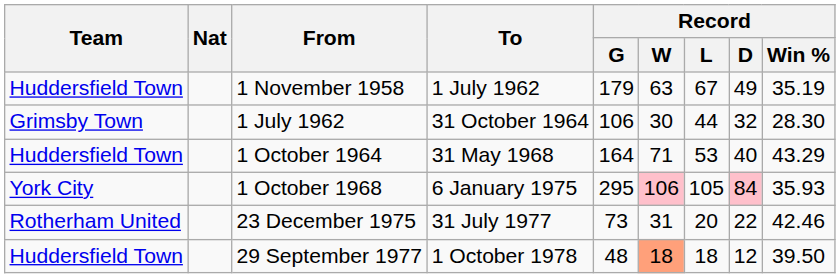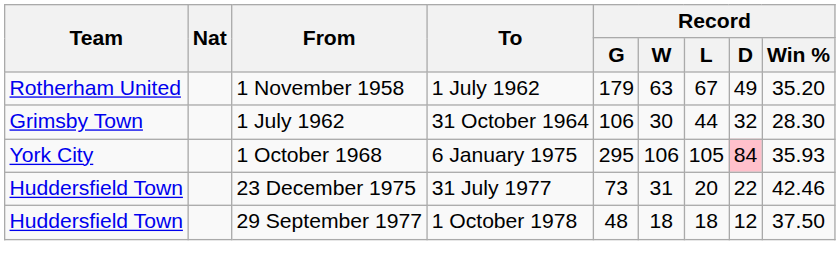(96, 88) Huddersfield Town -> (95, 88) Rotherham United
(799, 88) 35.19 -> (799, 88) 35.20
- row: (309, 155)
(661, 188) pink background -> (661, 155) no background
(95, 222) Rotherham United -> (96, 188) Huddersfield Town
(661, 255) lightsalmon background -> (661, 222) no background
(799, 255) 39.50 -> (799, 222) 37.50
